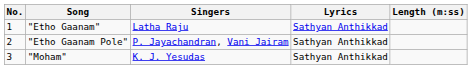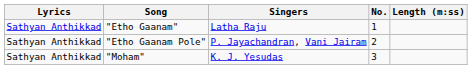columns swapped: (15, 12) <-> (340, 12)
